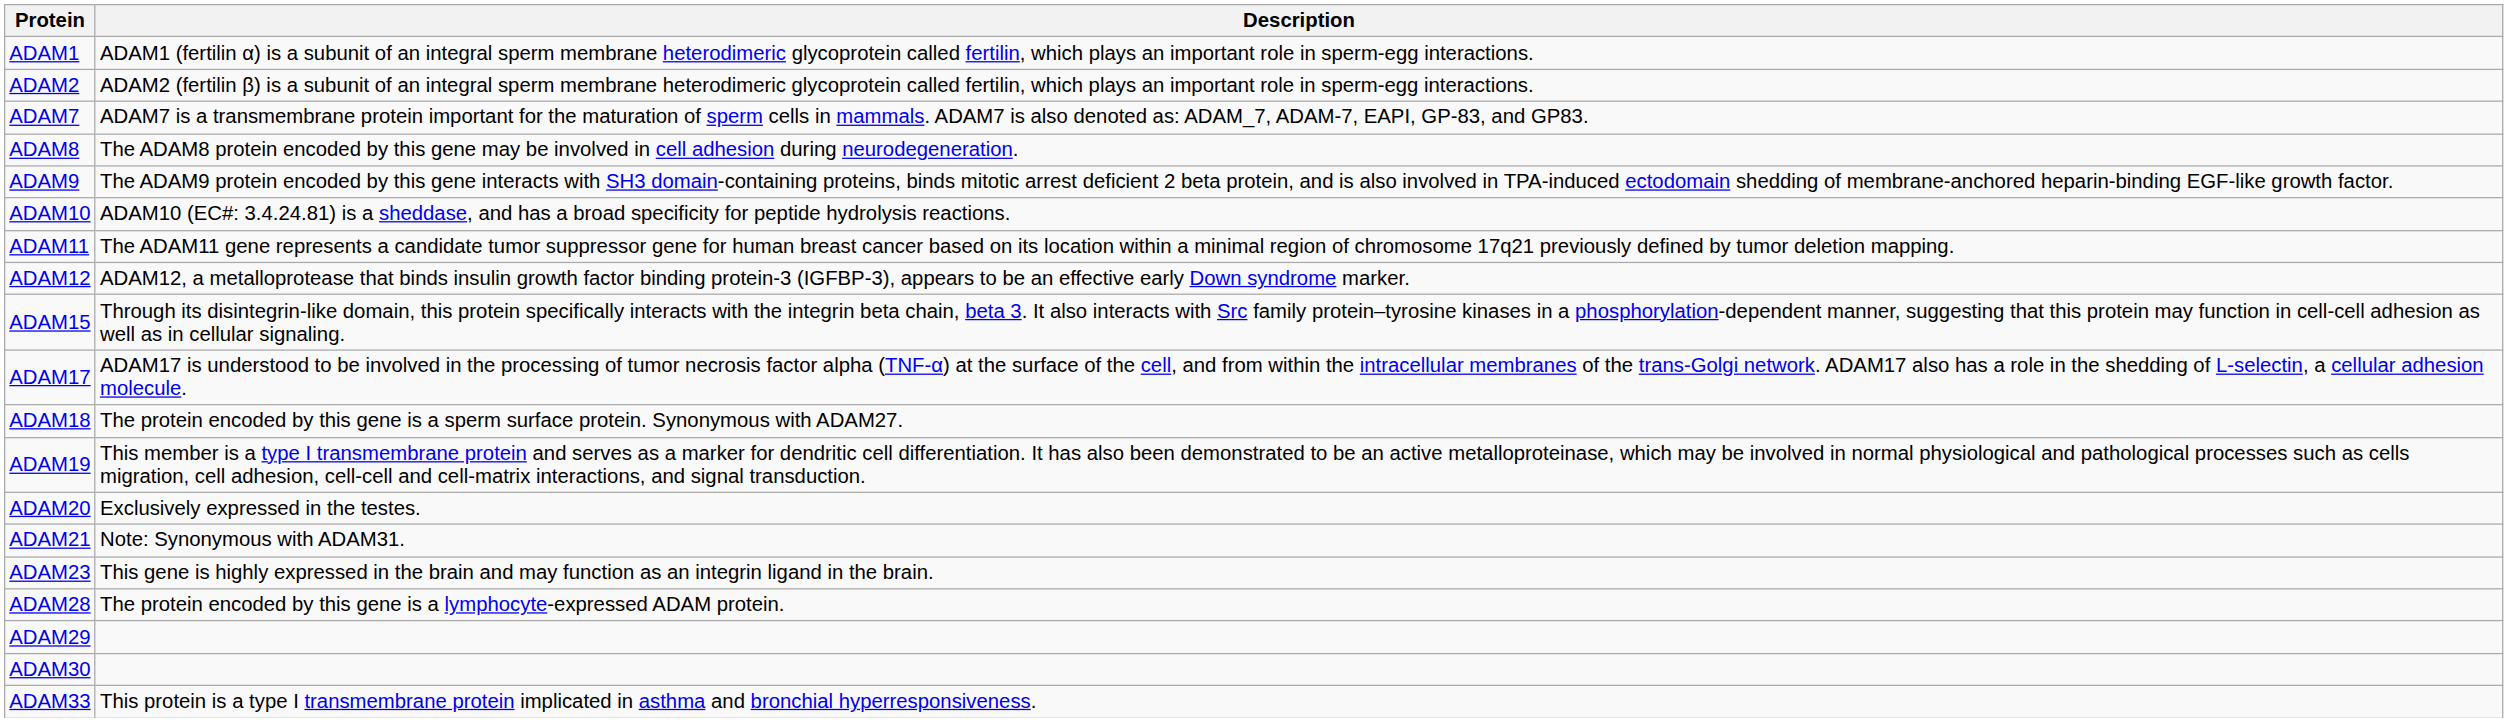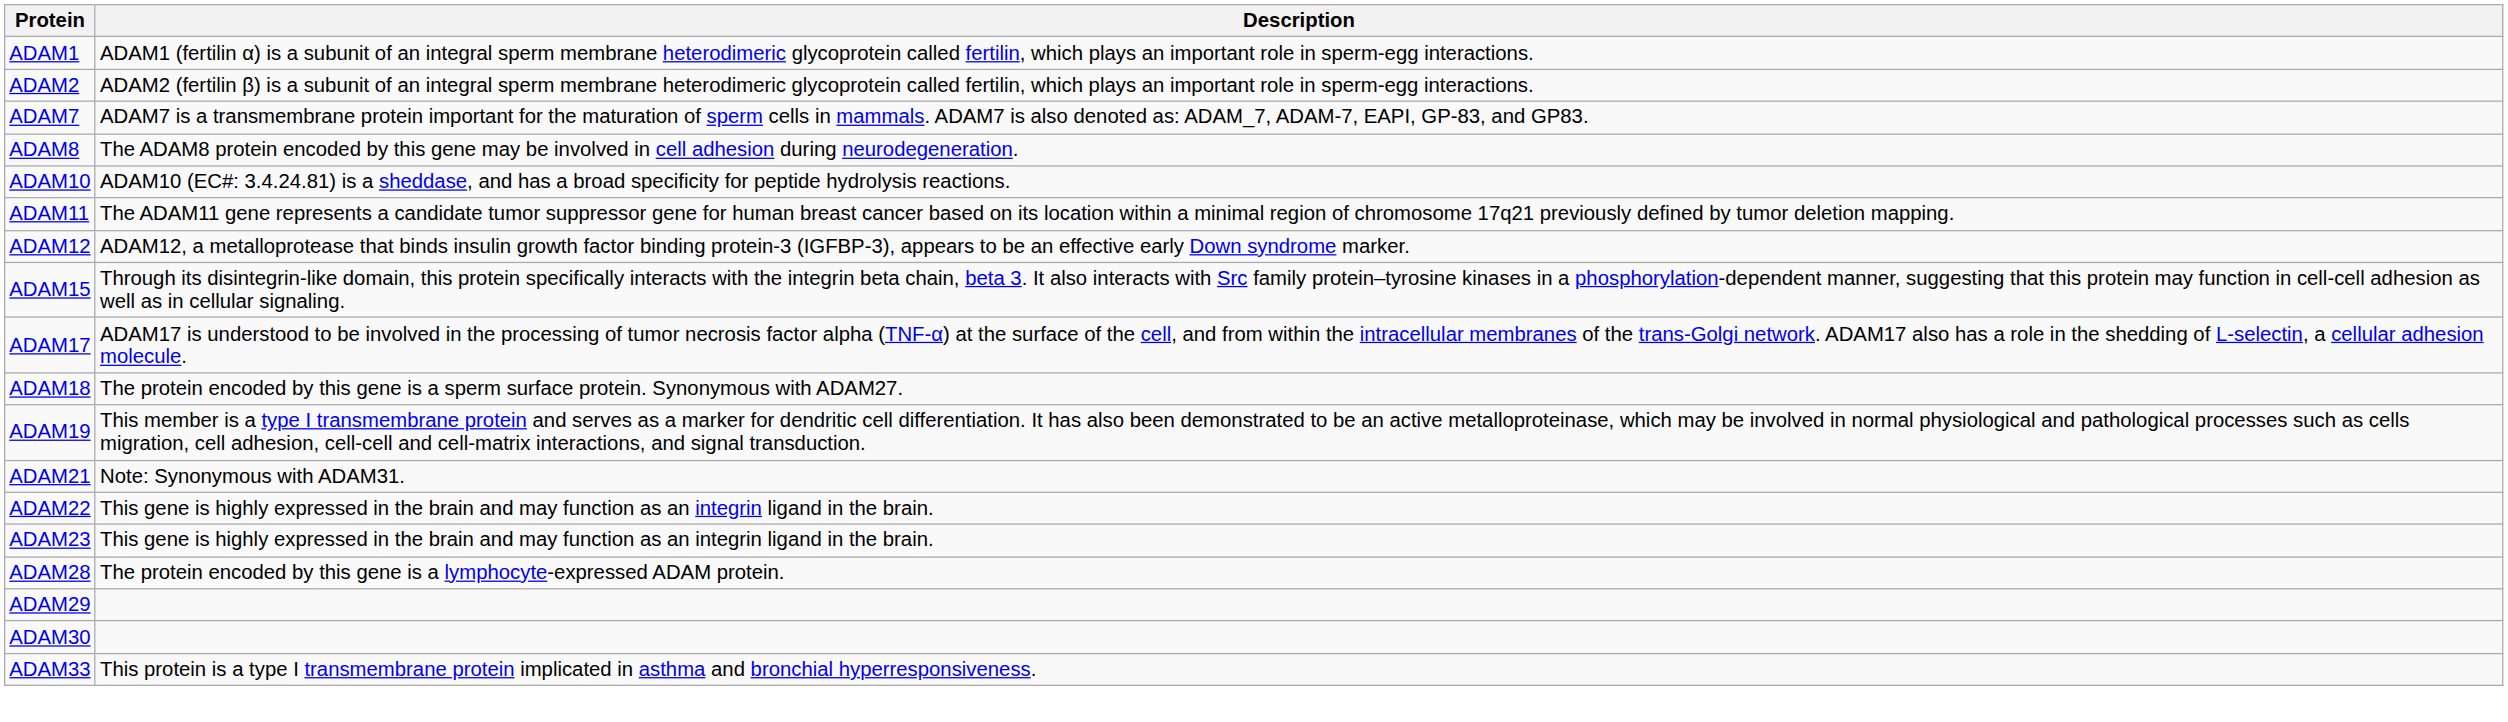- row: (44, 181)
- row: (50, 508)
+ row: (50, 508)
